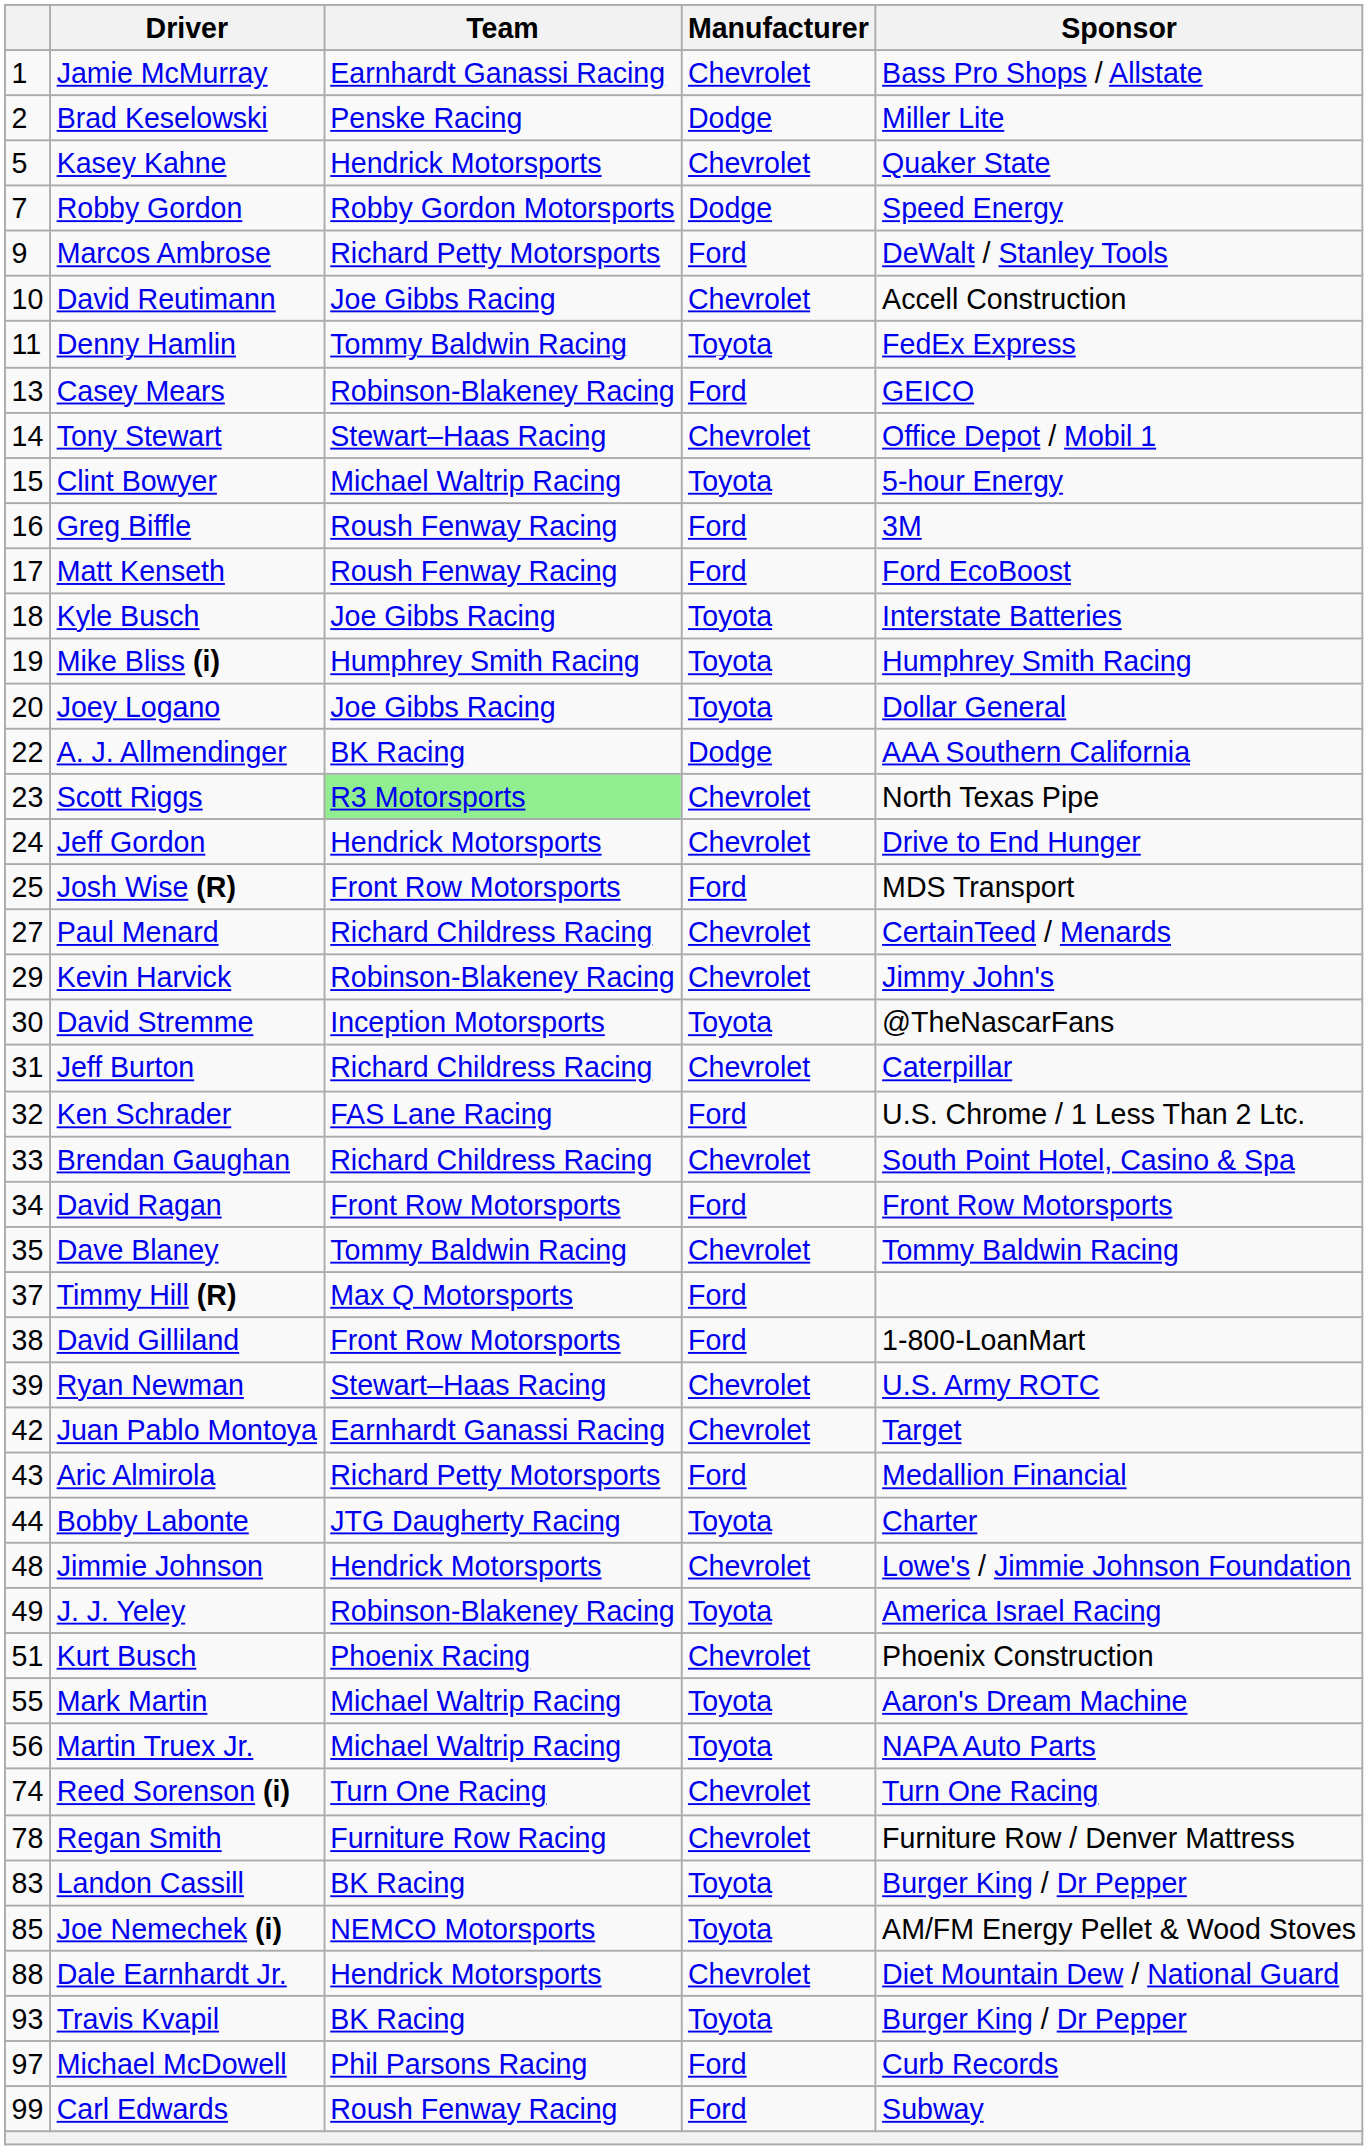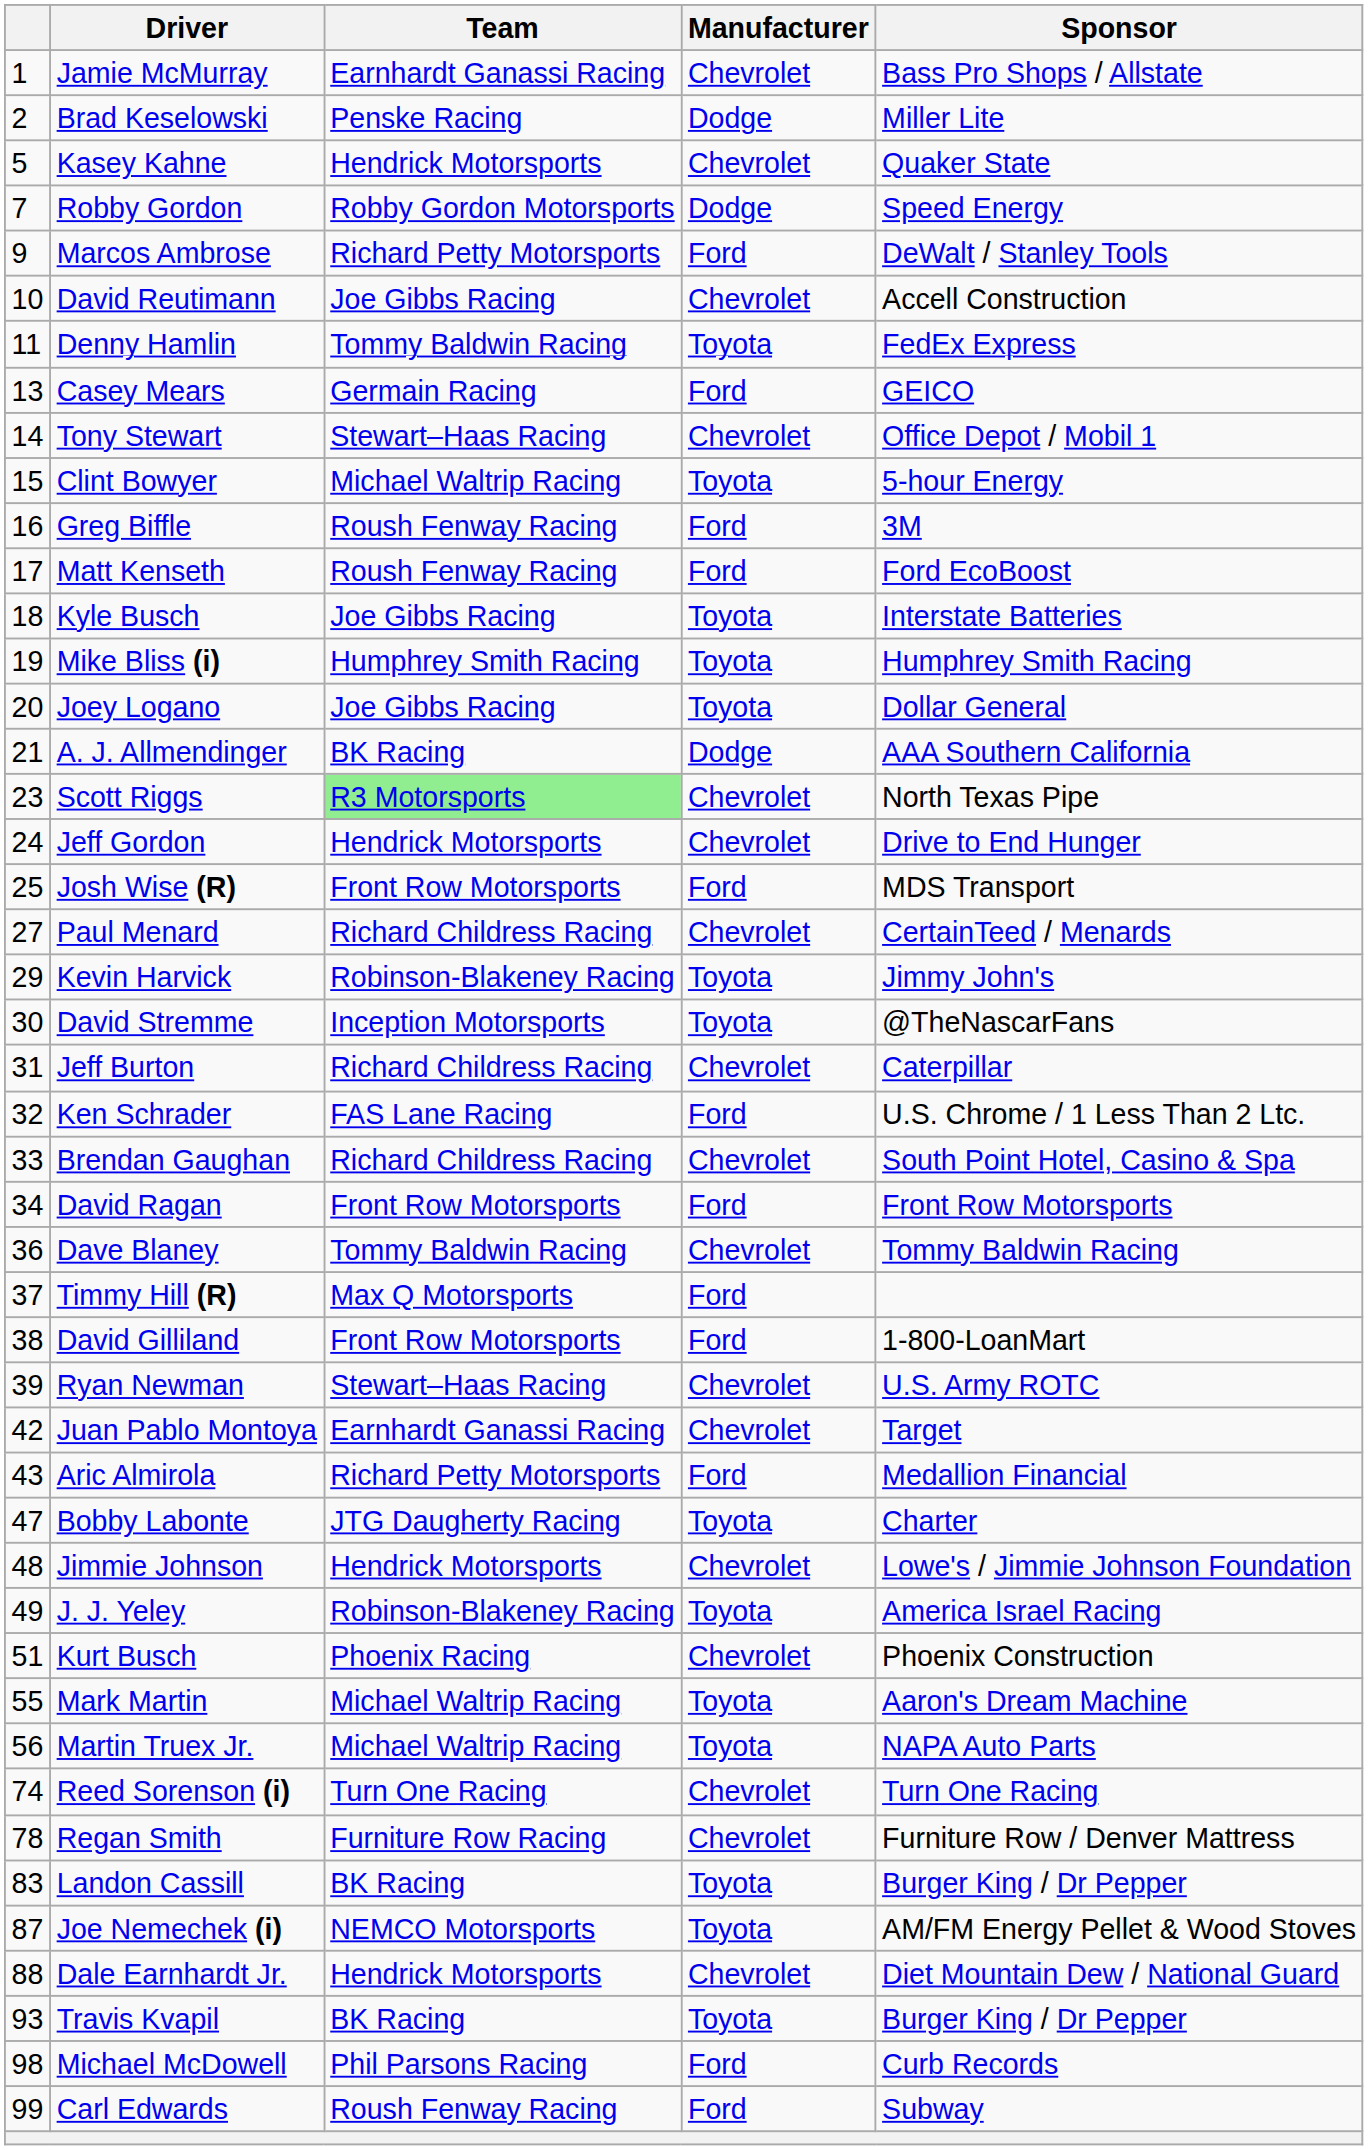(502, 390) Robinson-Blakeney Racing -> (433, 390) Germain Racing
(27, 752) 22 -> (27, 752) 21
(749, 978) Chevrolet -> (730, 978) Toyota
(27, 1249) 35 -> (27, 1249) 36
(27, 1521) 44 -> (27, 1521) 47
(27, 1928) 85 -> (27, 1928) 87
(27, 2063) 97 -> (27, 2063) 98
